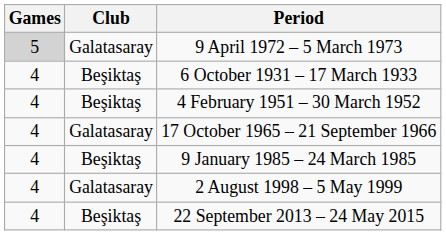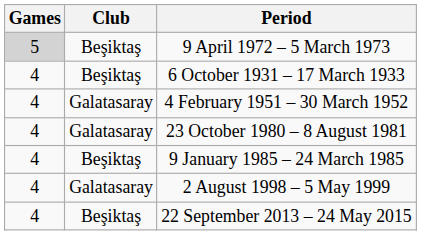(111, 46) Galatasaray -> (111, 46) Beşiktaş
(111, 103) Beşiktaş -> (111, 103) Galatasaray
- row: (299, 131)
+ row: (286, 131)
